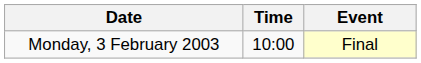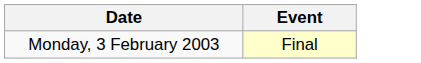- column: (273, 17)
